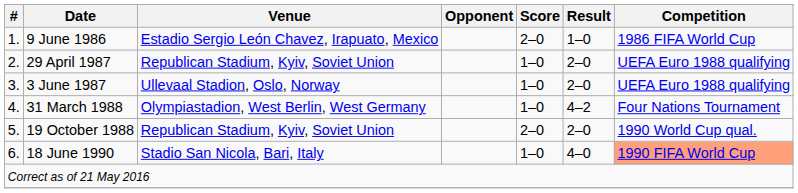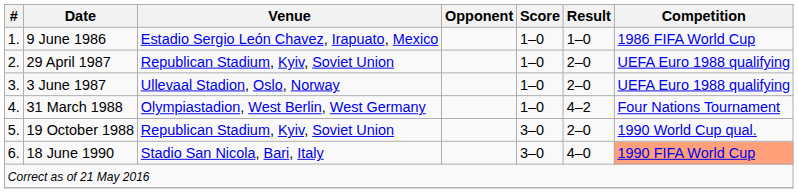(532, 39) 2–0 -> (532, 39) 1–0
(532, 130) 2–0 -> (532, 130) 3–0
(532, 153) 1–0 -> (532, 153) 3–0
